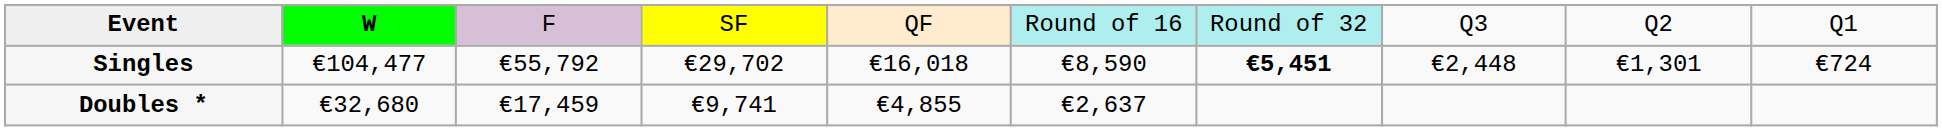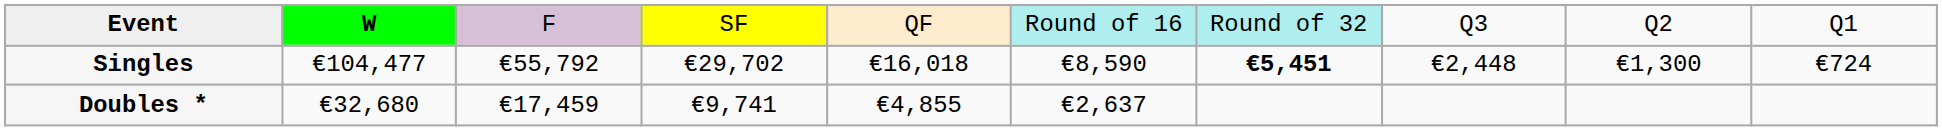(1659, 65) €1,301 -> (1659, 65) €1,300
